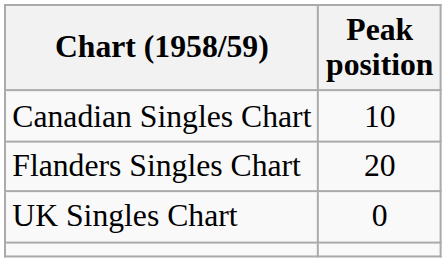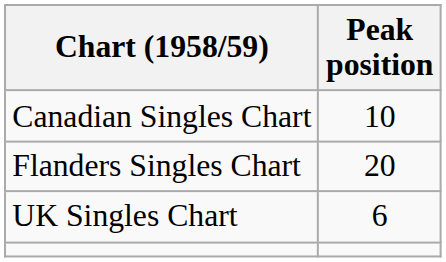(380, 215) 0 -> (380, 215) 6
